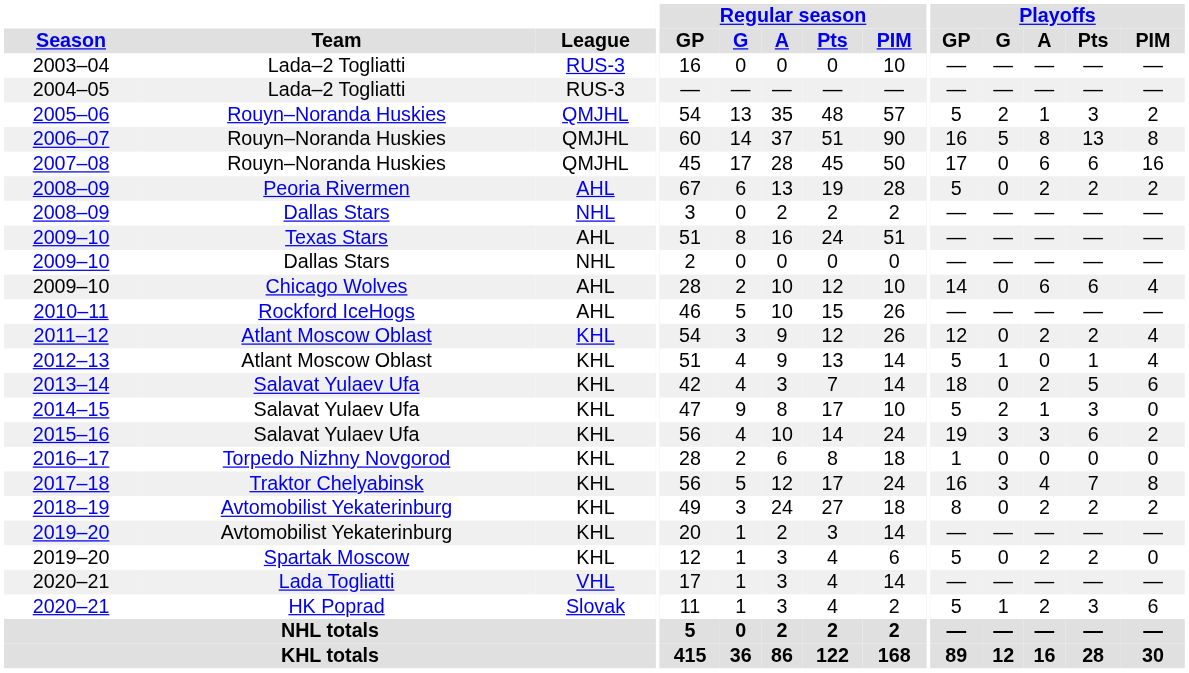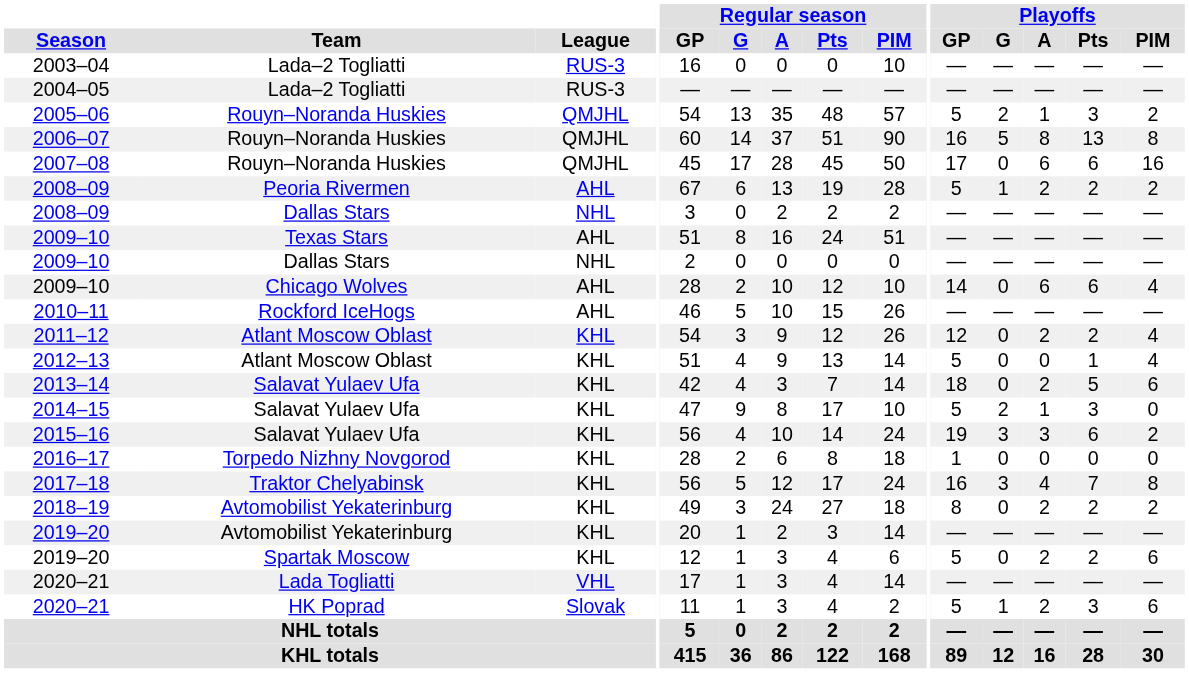(1003, 188) 0 -> (1003, 188) 1
(1003, 360) 1 -> (1003, 360) 0
(1153, 557) 0 -> (1153, 557) 6
